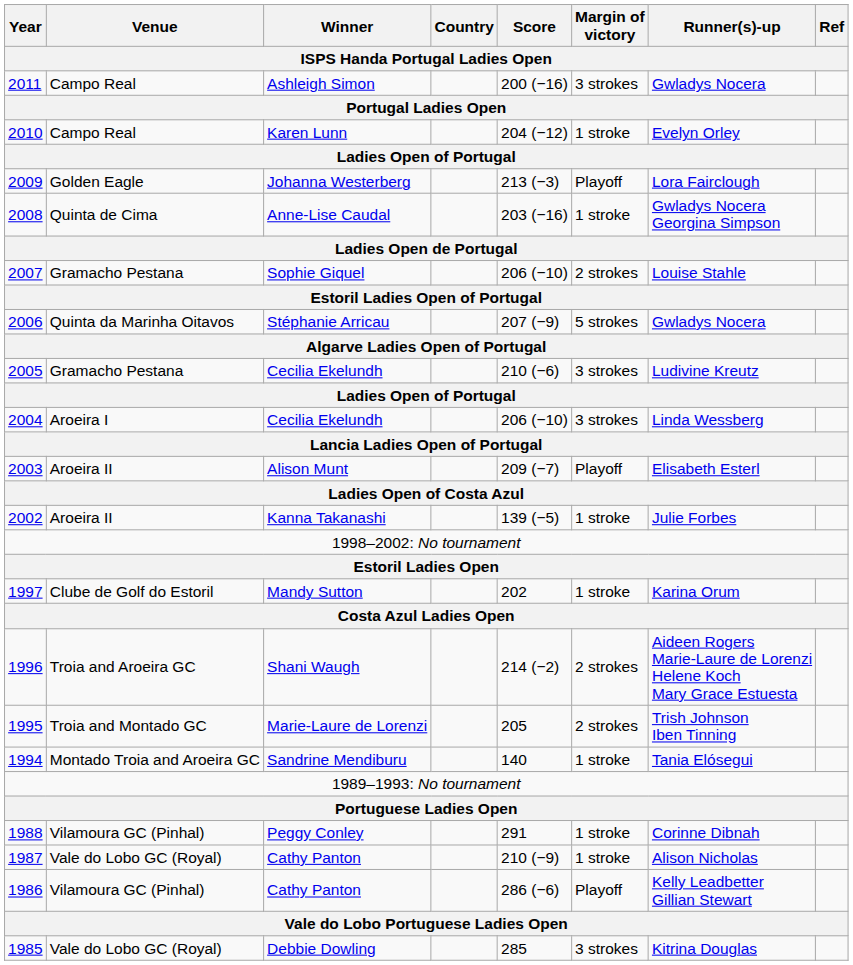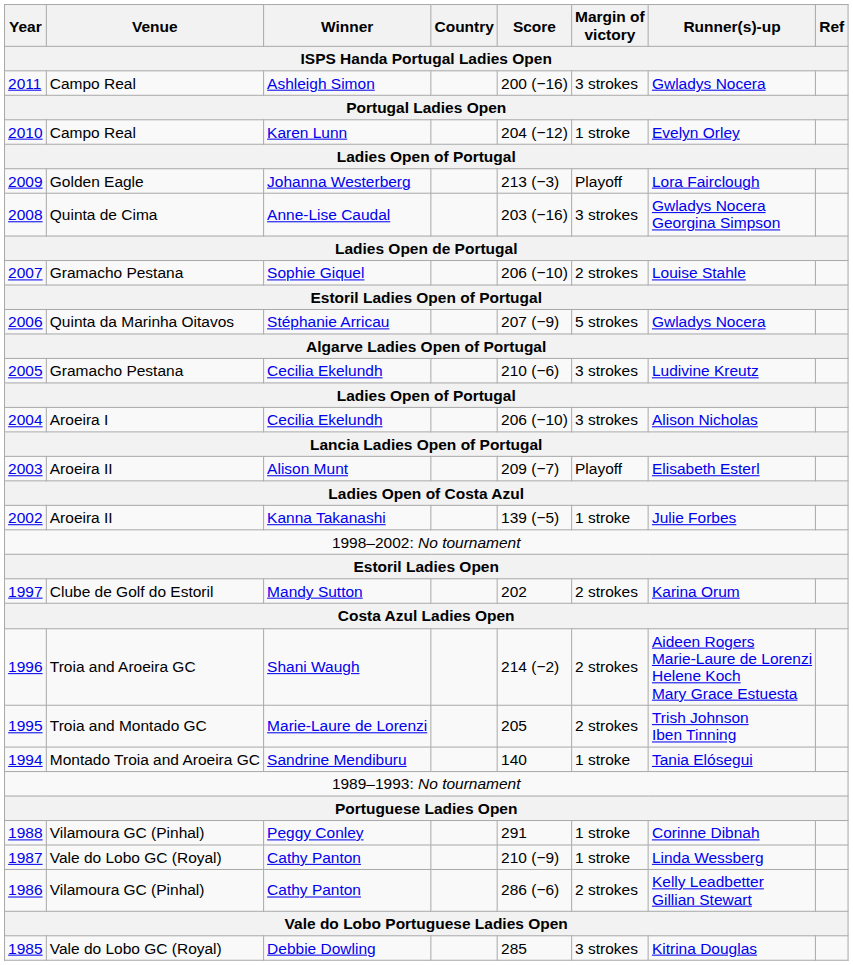(603, 215) 1 stroke -> (606, 215) 3 strokes
(708, 420) Linda Wessberg -> (705, 420) Alison Nicholas
(603, 592) 1 stroke -> (606, 592) 2 strokes
(705, 857) Alison Nicholas -> (708, 857) Linda Wessberg
(599, 891) Playoff -> (606, 891) 2 strokes
